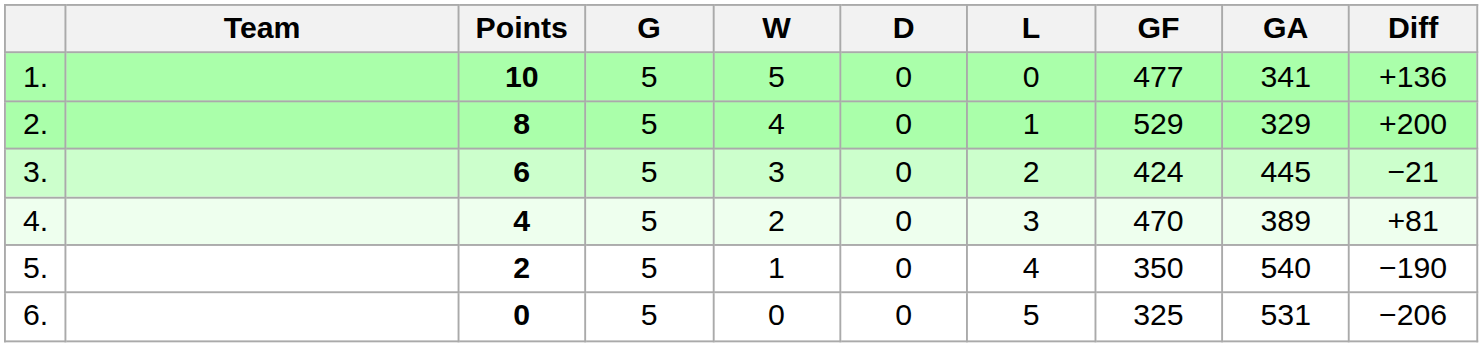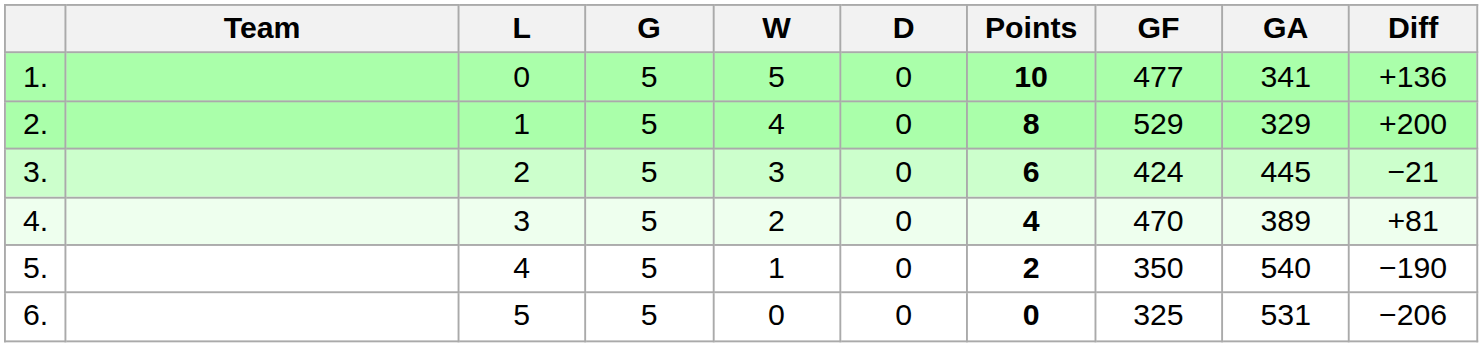columns swapped: (522, 28) <-> (1031, 28)
